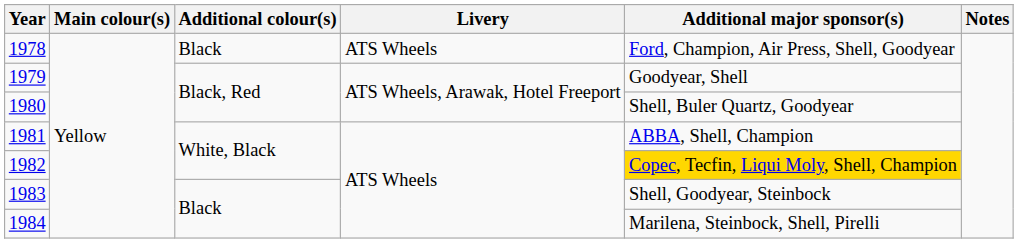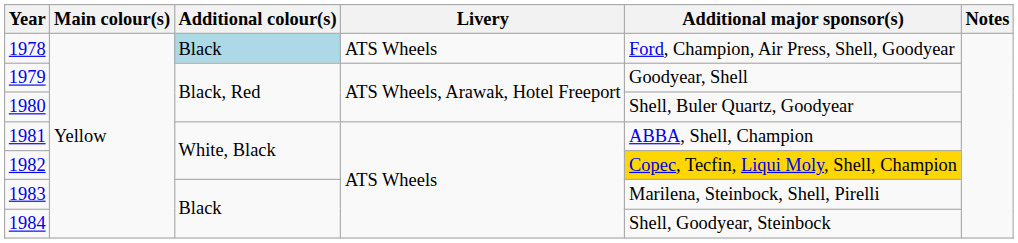(200, 48) no background -> (200, 48) lightblue background
(730, 194) Shell, Goodyear, Steinbock -> (754, 194) Marilena, Steinbock, Shell, Pirelli
(754, 223) Marilena, Steinbock, Shell, Pirelli -> (730, 223) Shell, Goodyear, Steinbock
